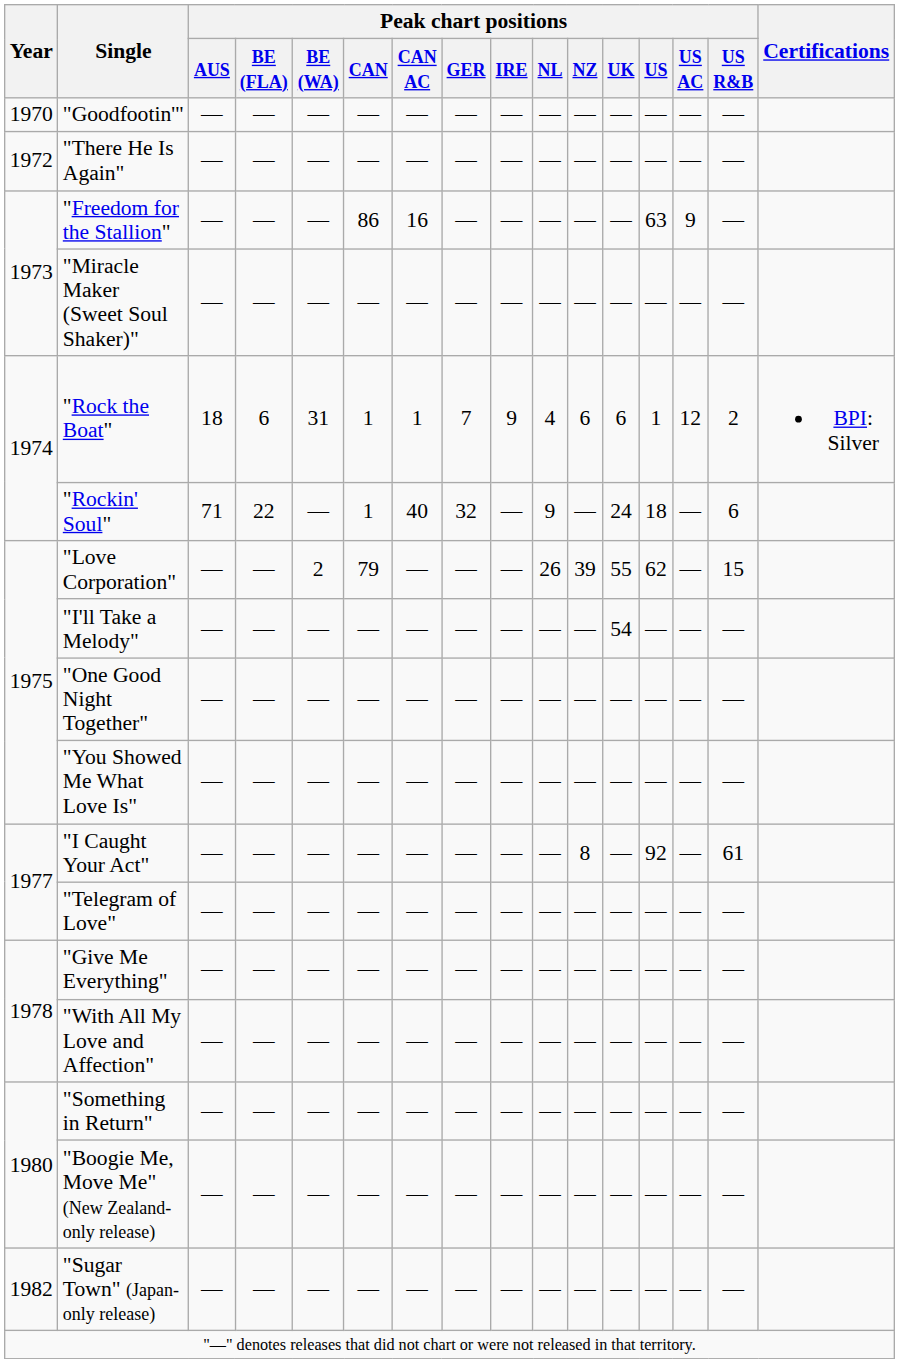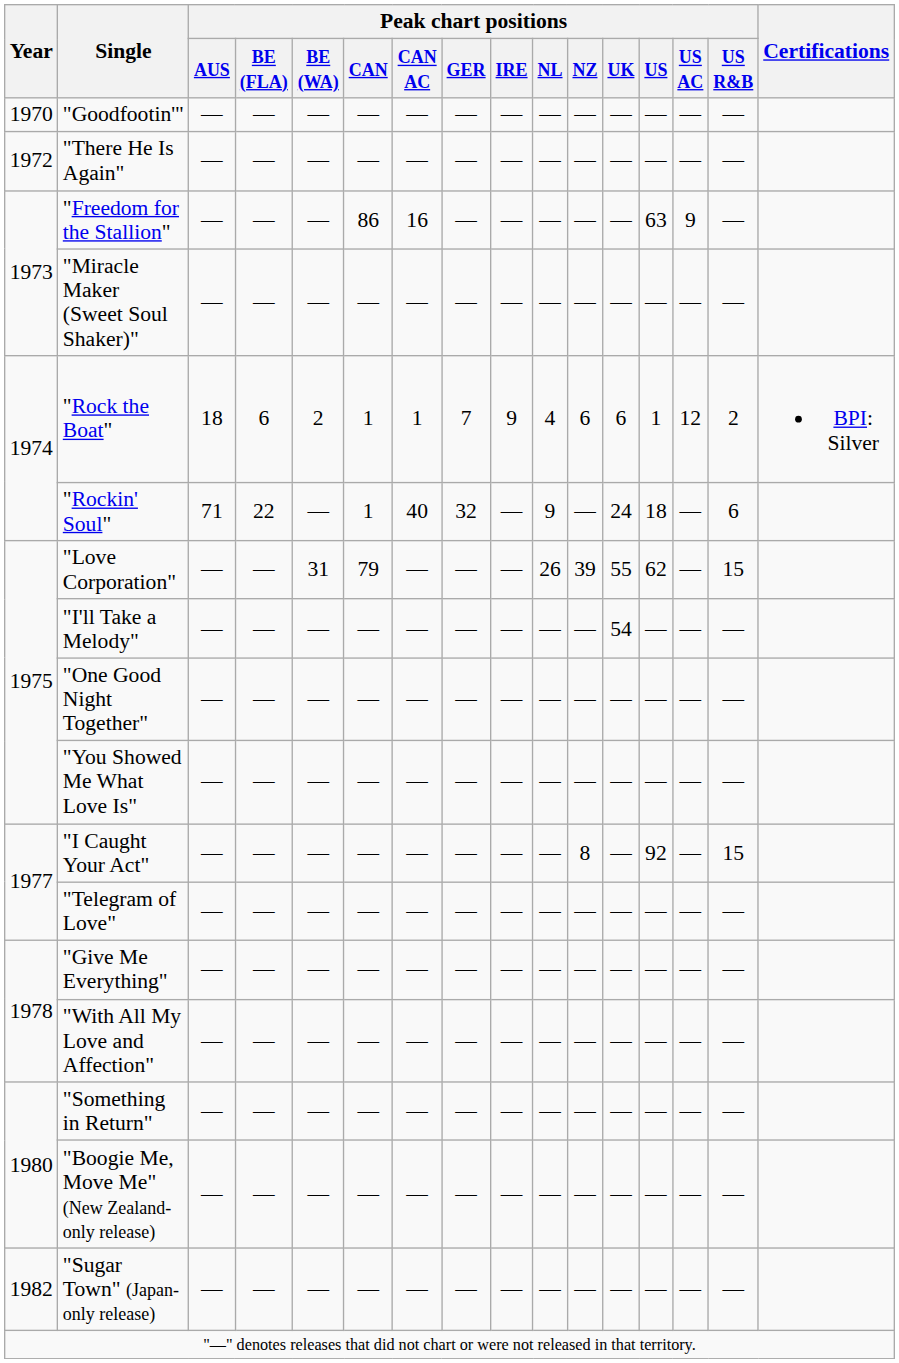(318, 418) 31 -> (318, 418) 2
(318, 569) 2 -> (318, 569) 31
(733, 852) 61 -> (733, 852) 15
